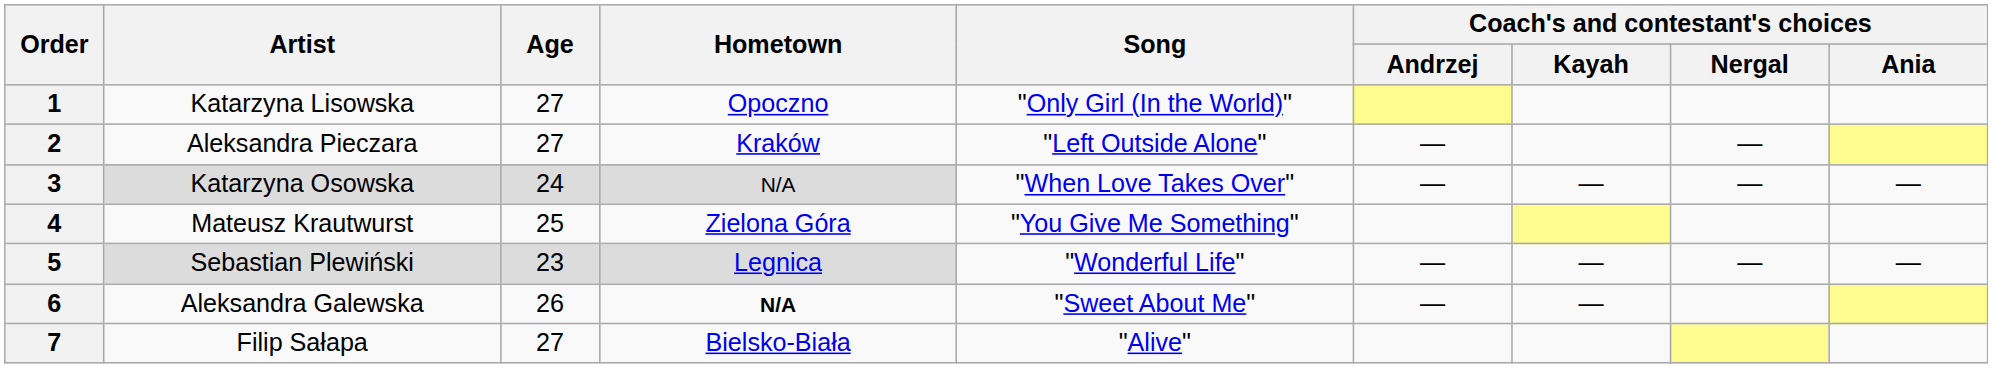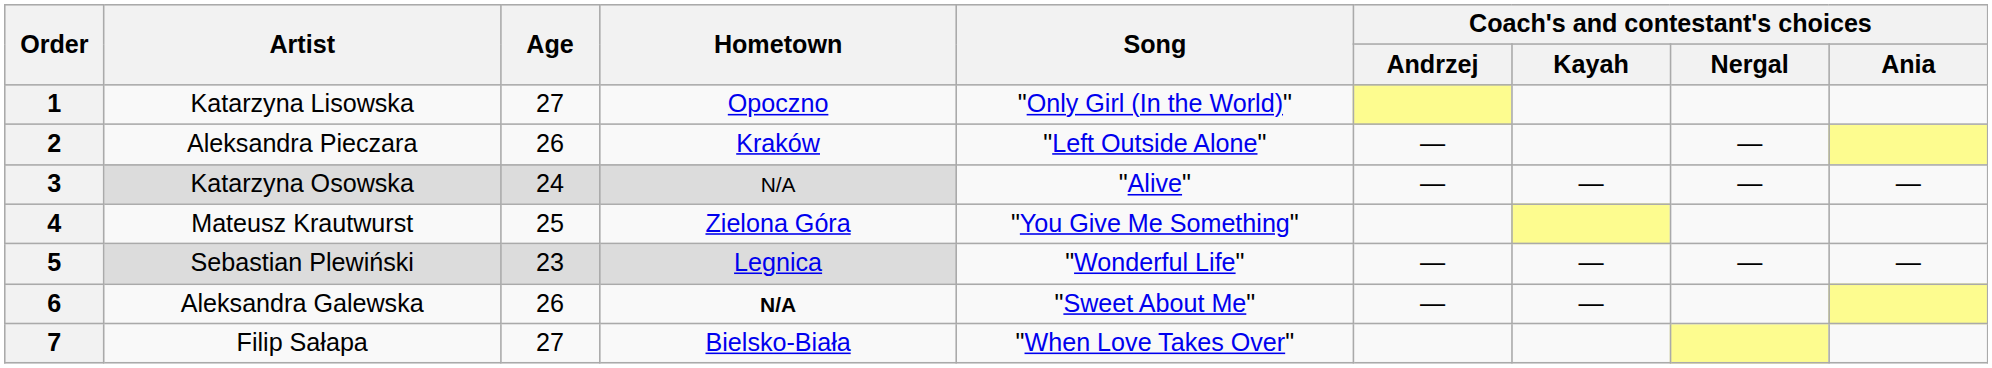(550, 143) 27 -> (550, 143) 26
(1155, 183) "When Love Takes Over" -> (1155, 183) "Alive"
(1155, 343) "Alive" -> (1155, 343) "When Love Takes Over"
